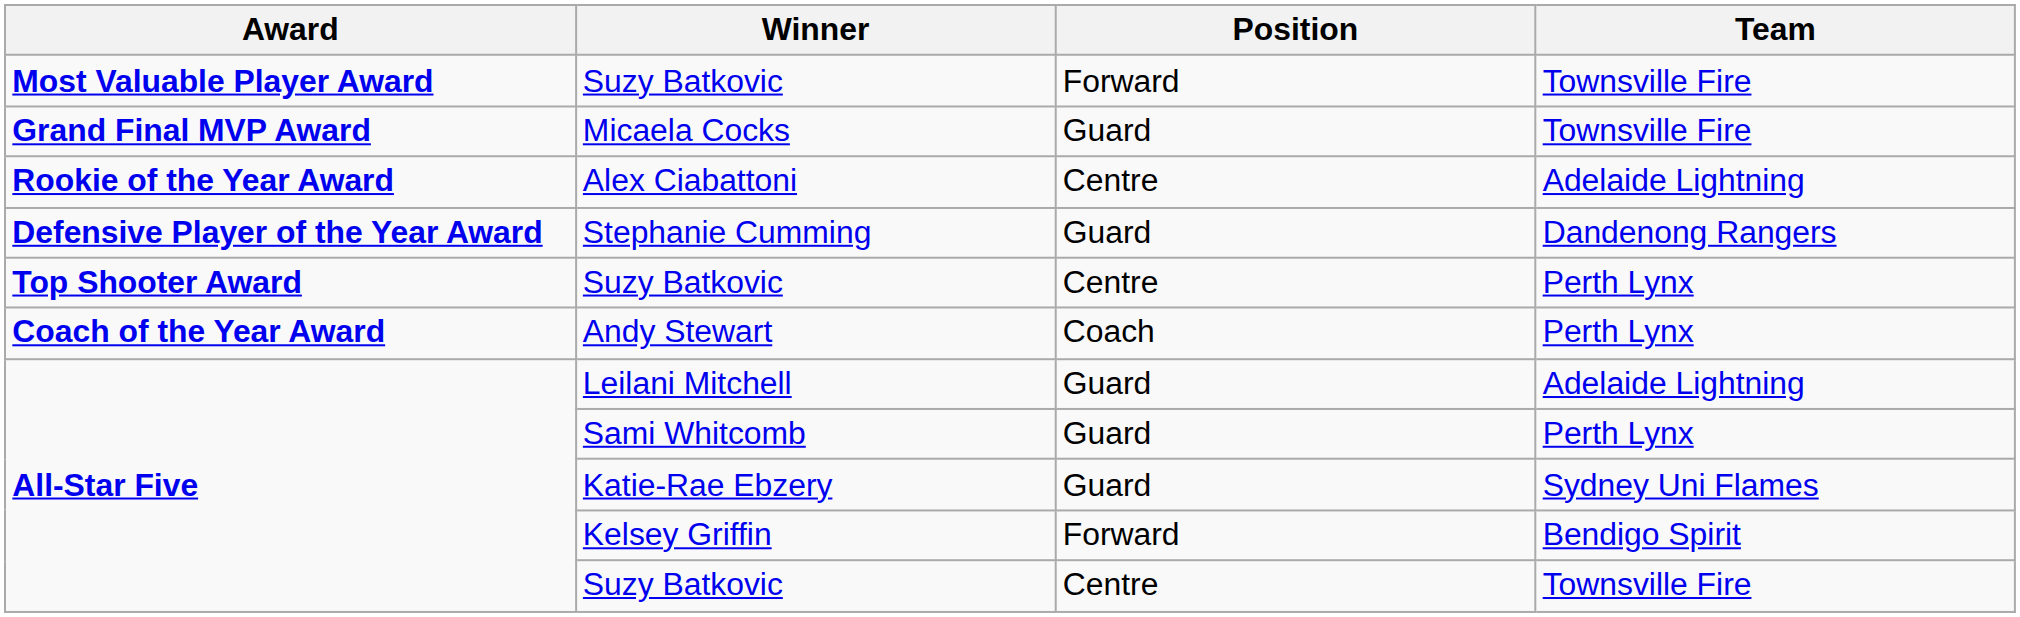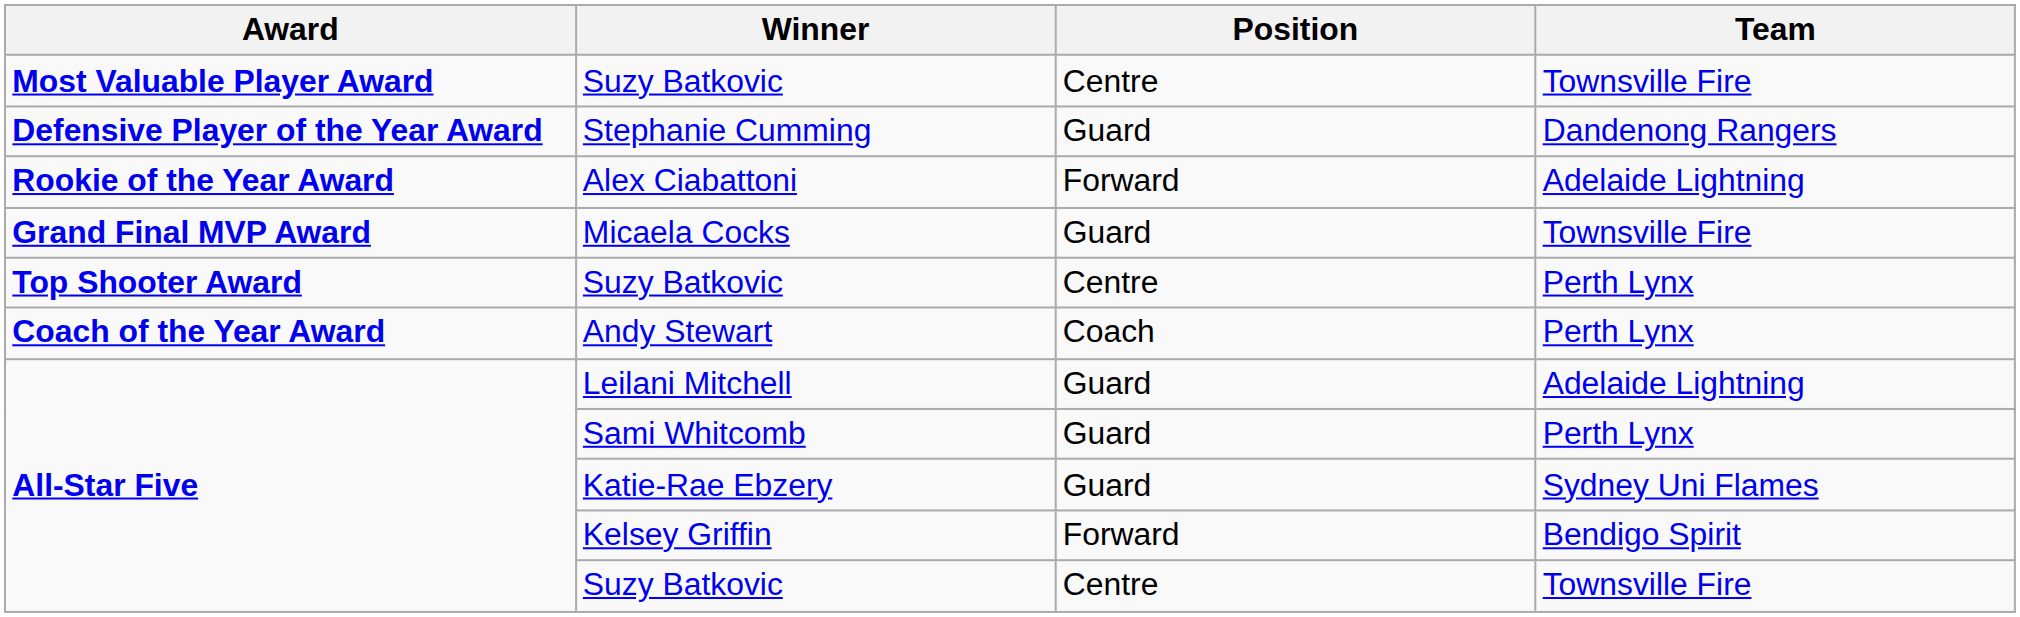(1121, 80) Forward -> (1111, 80) Centre
rows swapped: (192, 130) <-> (278, 231)
(1111, 181) Centre -> (1121, 181) Forward
